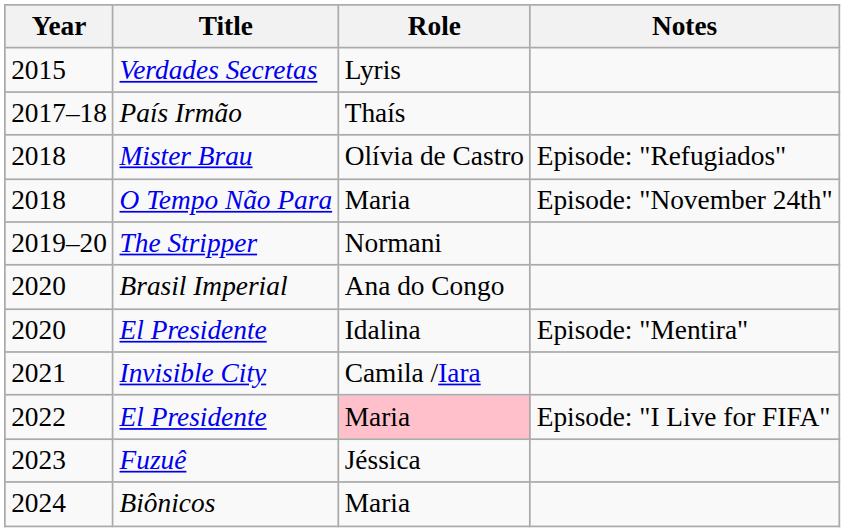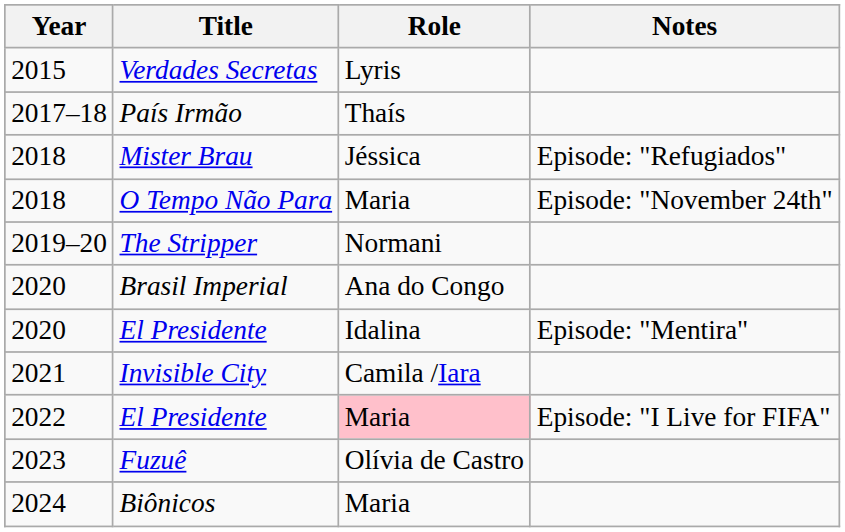(434, 156) Olívia de Castro -> (383, 156) Jéssica
(383, 460) Jéssica -> (434, 460) Olívia de Castro
